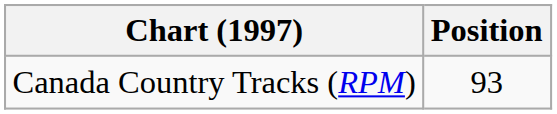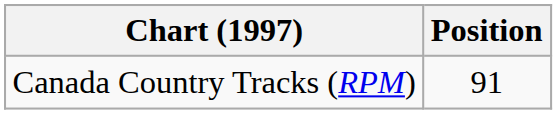(487, 81) 93 -> (487, 81) 91
